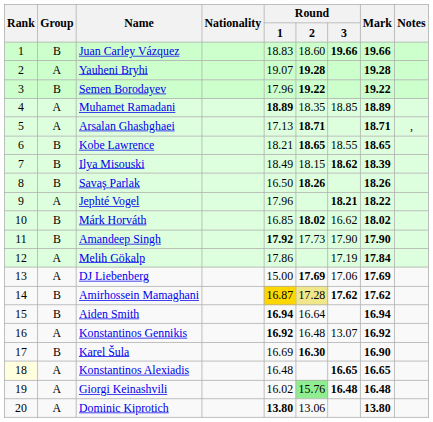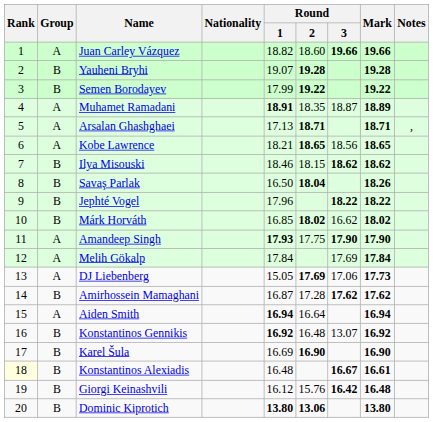(57, 51) B -> (57, 51) A
(280, 51) 18.83 -> (280, 51) 18.82
(57, 70) A -> (57, 70) B
(280, 88) 17.96 -> (280, 88) 17.99
(280, 107) 18.89 -> (280, 107) 18.91
(344, 107) 18.85 -> (344, 107) 18.87
(57, 145) B -> (57, 145) A
(344, 145) 18.55 -> (344, 145) 18.56
(280, 164) 18.49 -> (280, 164) 18.46
(377, 164) 18.39 -> (377, 164) 18.62
(312, 182) 18.26 -> (312, 182) 18.04
(57, 201) A -> (57, 201) B
(344, 201) 18.21 -> (344, 201) 18.22
(57, 239) B -> (57, 239) A
(280, 239) 17.92 -> (280, 239) 17.93
(312, 239) 17.73 -> (312, 239) 17.75
(344, 239) normal -> (344, 239) bold
(280, 257) 17.86 -> (280, 257) 17.84
(344, 257) 17.19 -> (344, 257) 17.69
(280, 276) 15.00 -> (280, 276) 15.05
(377, 276) 17.69 -> (377, 276) 17.73
(280, 295) gold background -> (280, 295) no background
(312, 295) khaki background -> (312, 295) no background
(57, 314) B -> (57, 314) A
(57, 333) A -> (57, 333) B
(312, 351) 16.30 -> (312, 351) 16.90
(57, 370) A -> (57, 370) B
(344, 370) 16.65 -> (344, 370) 16.67
(377, 370) 16.65 -> (377, 370) 16.61
(57, 389) A -> (57, 389) B
(280, 389) 16.02 -> (280, 389) 16.12
(312, 389) lightgreen background -> (312, 389) no background
(344, 389) 16.48 -> (344, 389) 16.42
(57, 408) A -> (57, 408) B
(312, 408) normal -> (312, 408) bold
